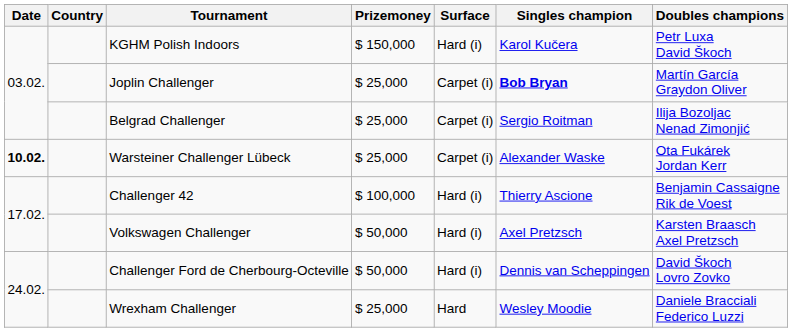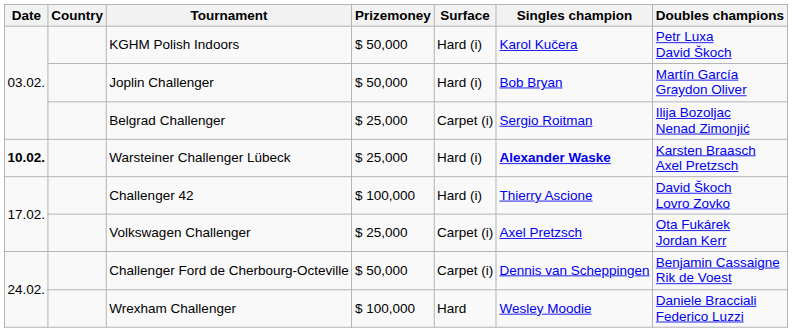(385, 44) $ 150,000 -> (381, 44) $ 50,000
(381, 82) $ 25,000 -> (381, 82) $ 50,000
(465, 82) Carpet (i) -> (459, 82) Hard (i)
(534, 82) bold -> (531, 82) normal
(465, 157) Carpet (i) -> (459, 157) Hard (i)
(552, 157) normal -> (555, 157) bold
(693, 157) Ota Fukárek Jordan Kerr -> (706, 157) Karsten Braasch Axel Pretzsch
(718, 195) Benjamin Cassaigne Rik de Voest -> (694, 195) David Škoch Lovro Zovko
(381, 232) $ 50,000 -> (381, 232) $ 25,000
(459, 232) Hard (i) -> (465, 232) Carpet (i)
(706, 232) Karsten Braasch Axel Pretzsch -> (693, 232) Ota Fukárek Jordan Kerr
(459, 270) Hard (i) -> (465, 270) Carpet (i)
(694, 270) David Škoch Lovro Zovko -> (718, 270) Benjamin Cassaigne Rik de Voest
(381, 307) $ 25,000 -> (385, 307) $ 100,000
